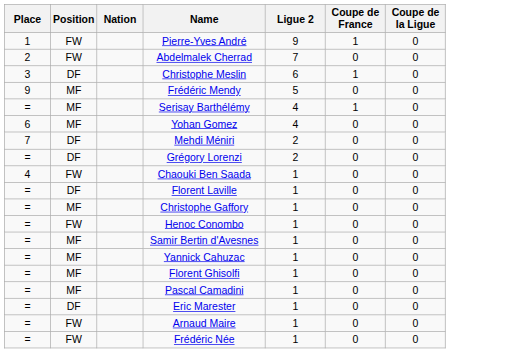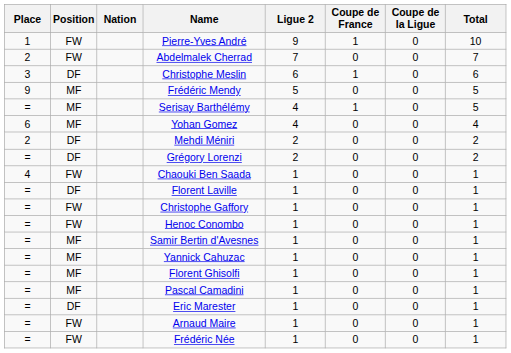+ column: (476, 19)
(27, 141) 7 -> (27, 141) 2
(74, 207) MF -> (74, 207) FW
